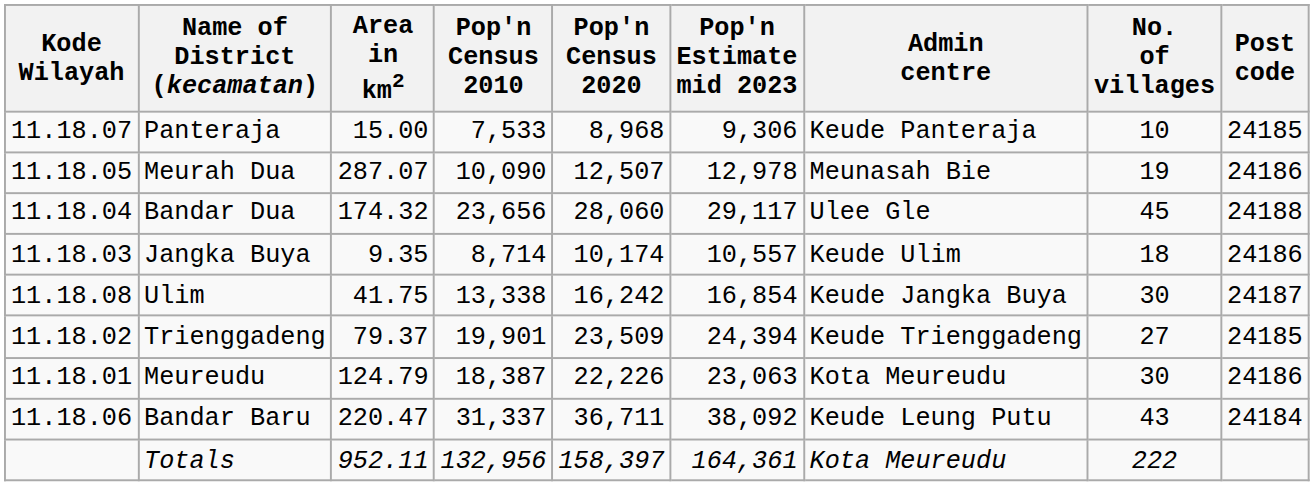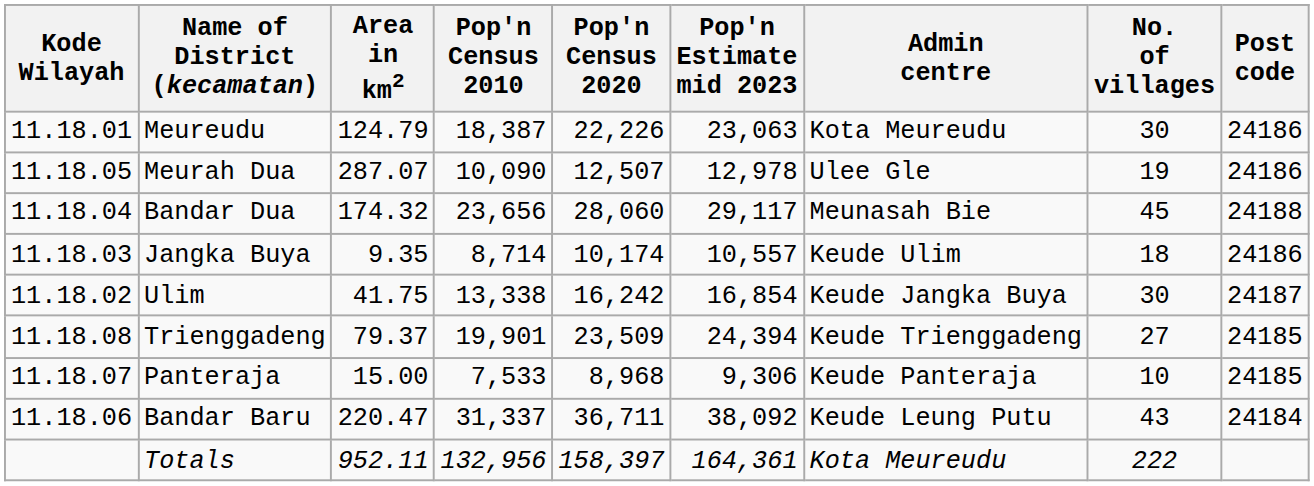rows swapped: (205, 378) <-> (212, 131)
(900, 172) Meunasah Bie -> (870, 172) Ulee Gle
(870, 213) Ulee Gle -> (900, 213) Meunasah Bie
(72, 296) 11.18.08 -> (72, 296) 11.18.02
(72, 337) 11.18.02 -> (72, 337) 11.18.08
